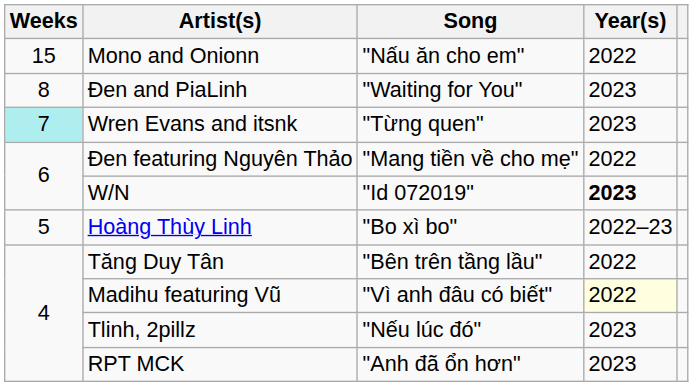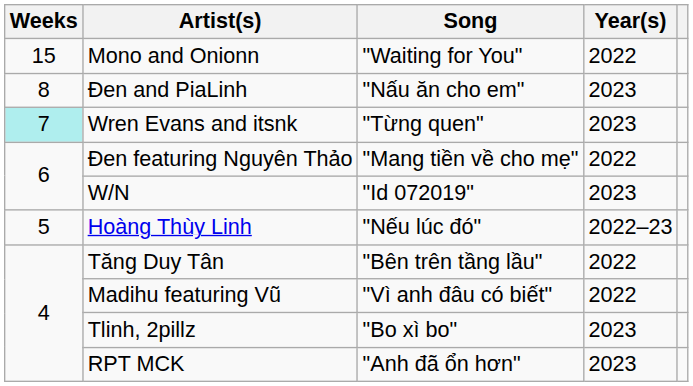(444, 55) "Nấu ăn cho em" -> (443, 55) "Waiting for You"
(443, 90) "Waiting for You" -> (444, 90) "Nấu ăn cho em"
(612, 192) bold -> (612, 192) normal
(410, 227) "Bo xì bo" -> (422, 227) "Nếu lúc đó"
(612, 295) lightyellow background -> (612, 295) no background
(422, 329) "Nếu lúc đó" -> (410, 329) "Bo xì bo"
